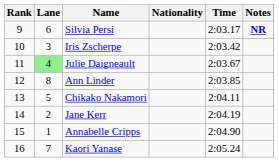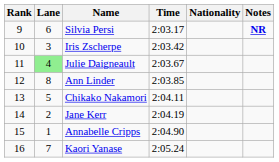columns swapped: (177, 13) <-> (224, 13)
